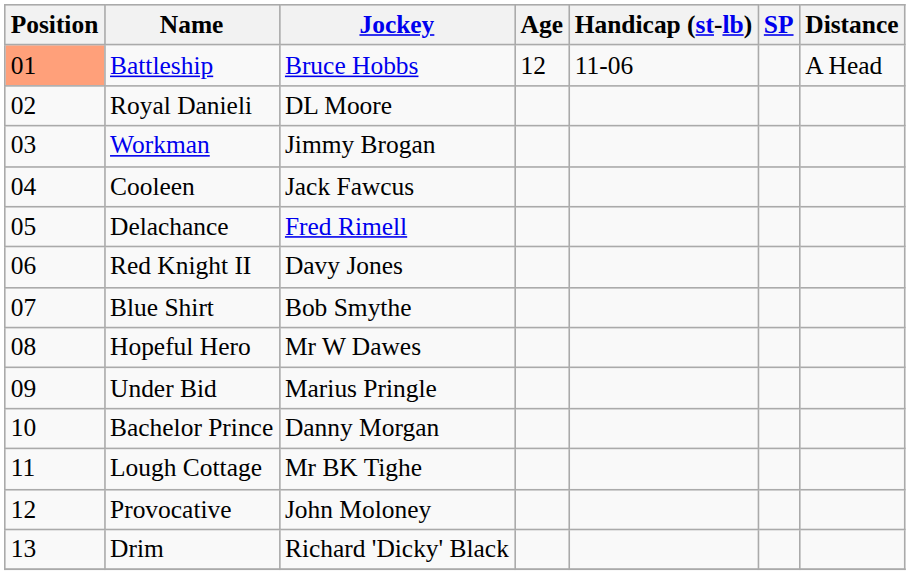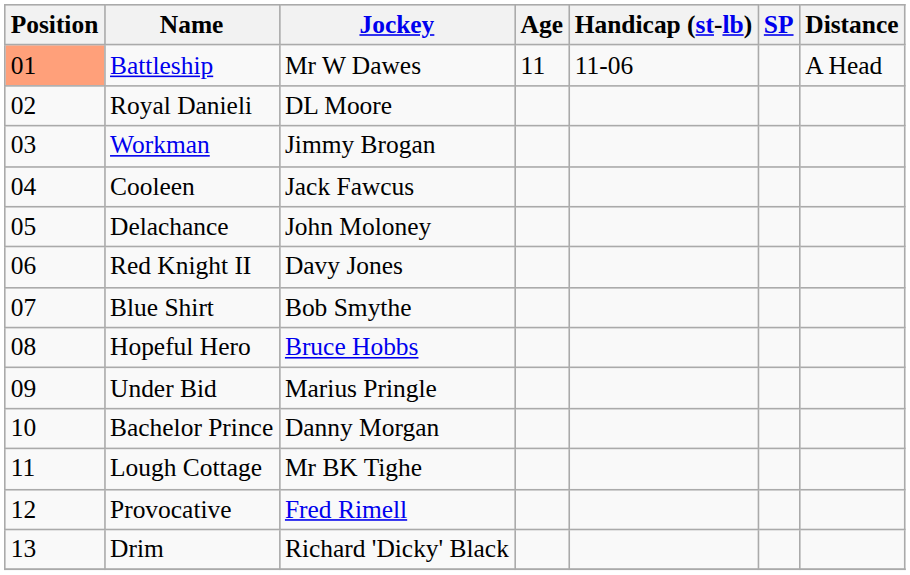(352, 65) Bruce Hobbs -> (353, 65) Mr W Dawes
(533, 65) 12 -> (533, 65) 11
(346, 226) Fred Rimell -> (358, 226) John Moloney
(353, 347) Mr W Dawes -> (352, 347) Bruce Hobbs
(358, 508) John Moloney -> (346, 508) Fred Rimell
